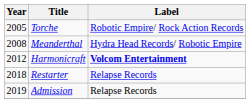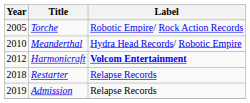(17, 43) 2008 -> (17, 43) 2010
